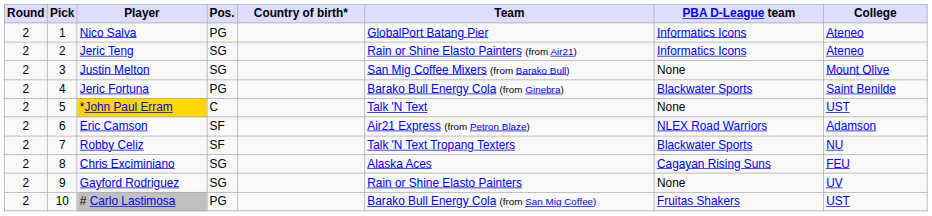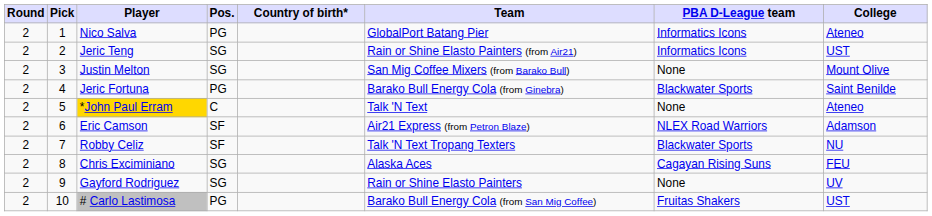(845, 51) Ateneo -> (838, 51) UST
(838, 107) UST -> (845, 107) Ateneo
